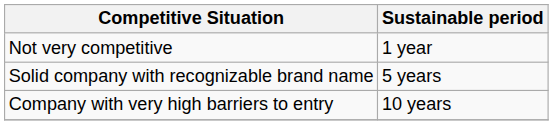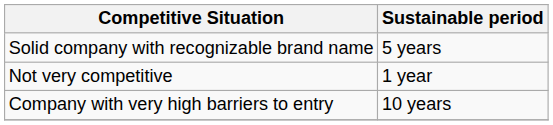rows swapped: (91, 47) <-> (191, 76)
